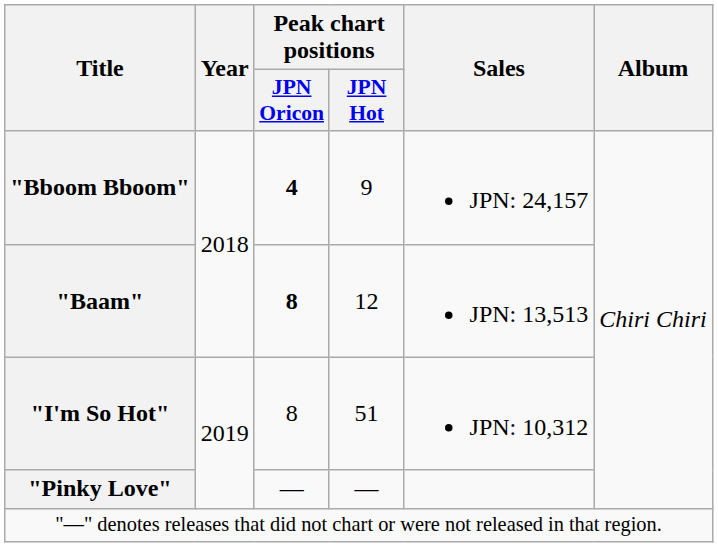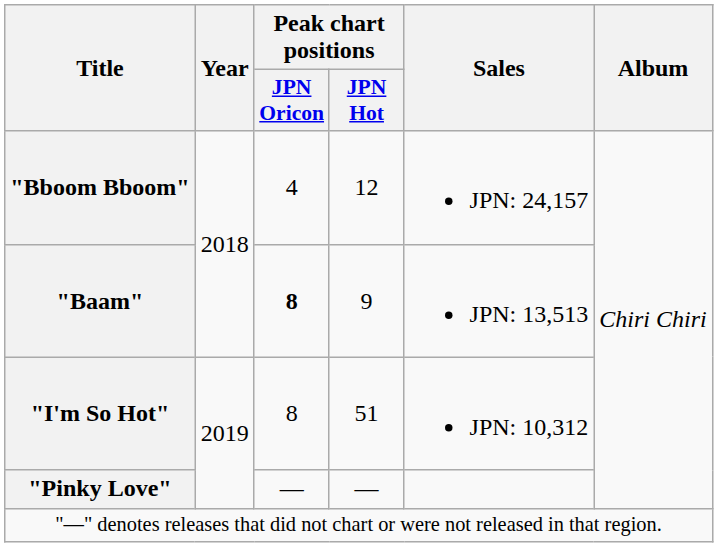(292, 187) bold -> (292, 187) normal
(367, 187) 9 -> (367, 187) 12
(367, 300) 12 -> (367, 300) 9
